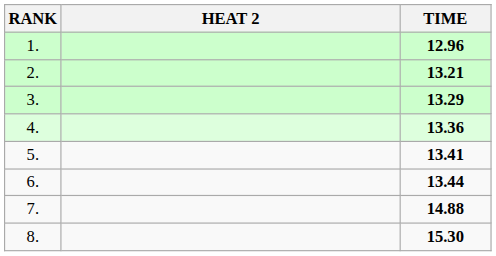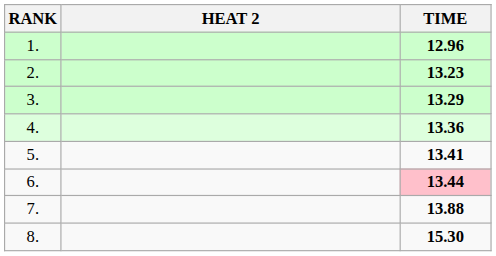(445, 73) 13.21 -> (445, 73) 13.23
(445, 182) no background -> (445, 182) pink background
(445, 209) 14.88 -> (445, 209) 13.88
